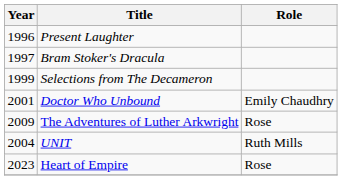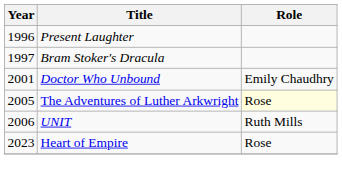- row: (127, 79)
(21, 121) 2009 -> (21, 100) 2005
(258, 121) no background -> (258, 100) lightyellow background
(21, 143) 2004 -> (21, 121) 2006
